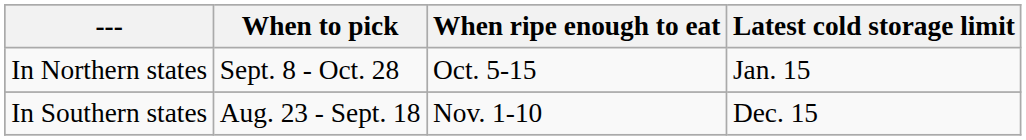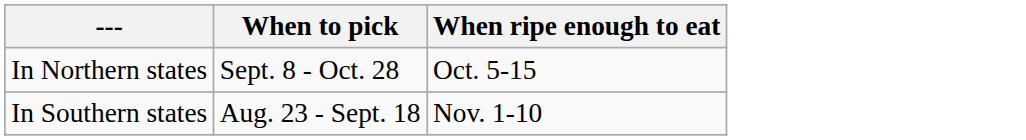- column: (874, 26)
